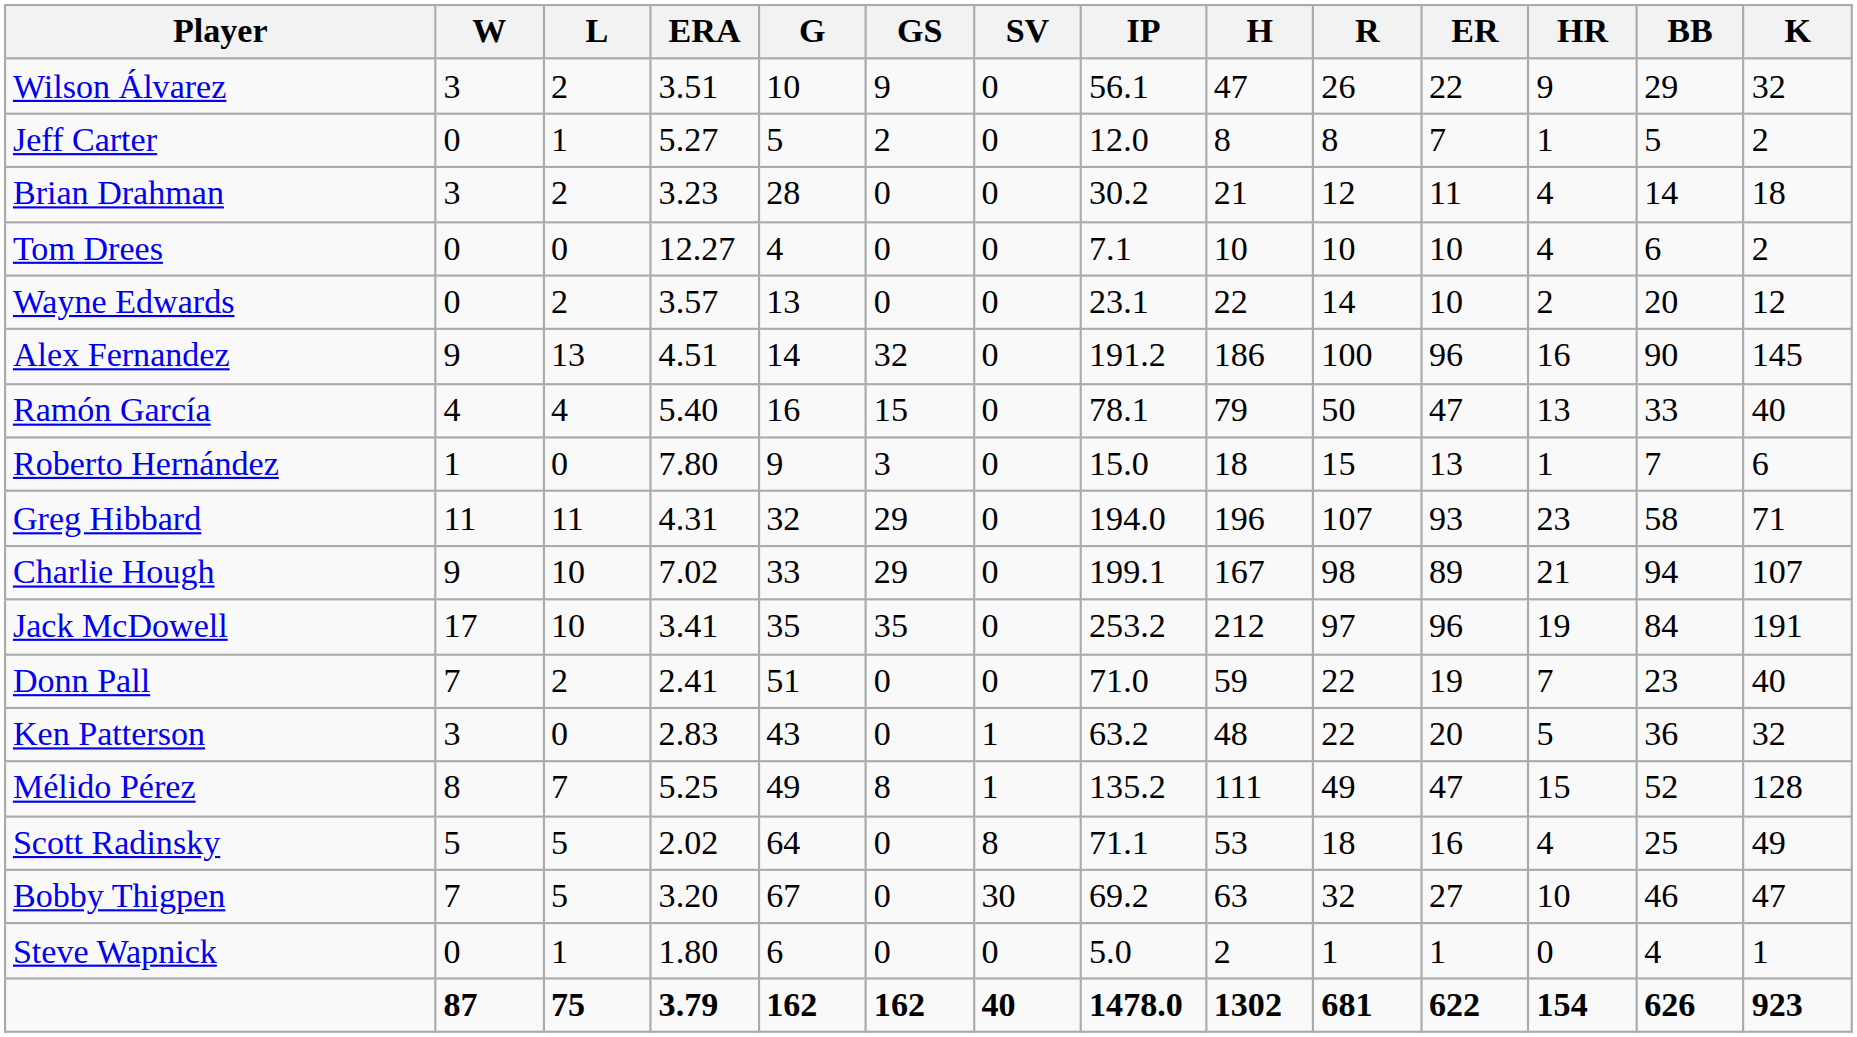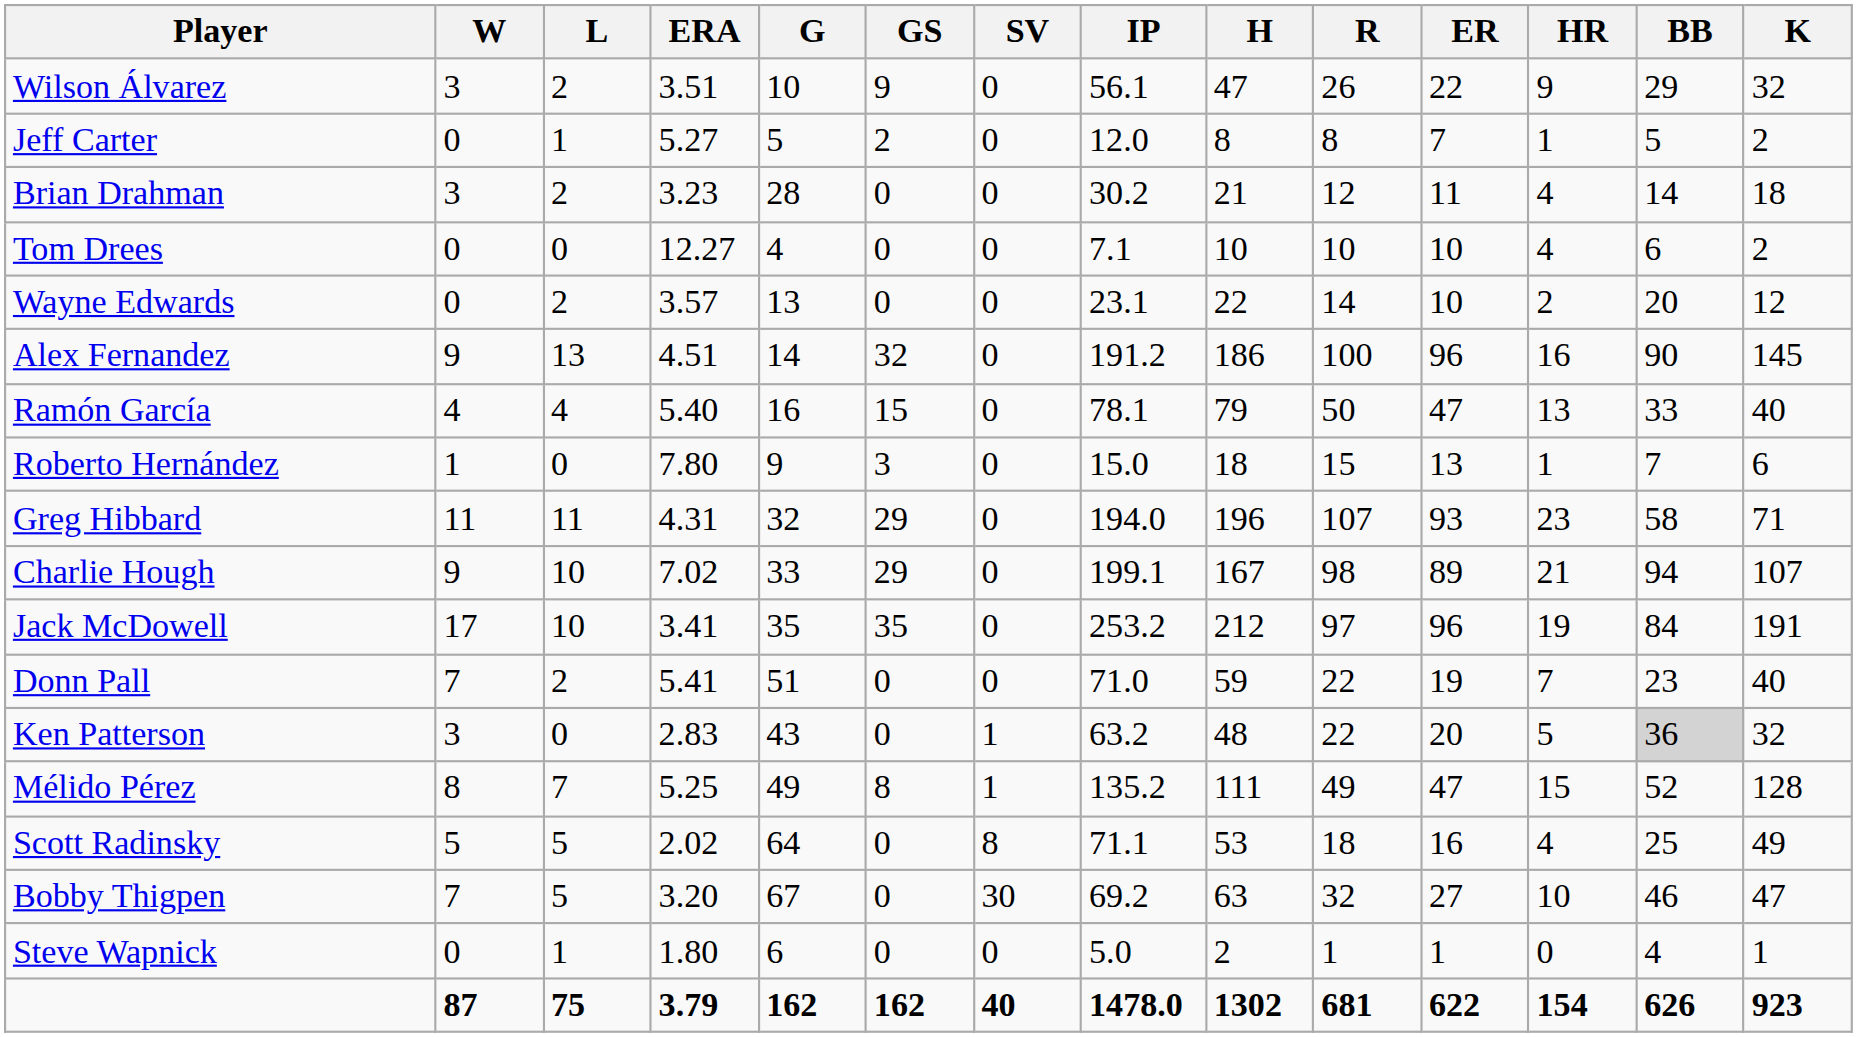(688, 680) 2.41 -> (688, 680) 5.41
(1661, 734) no background -> (1661, 734) lightgrey background
